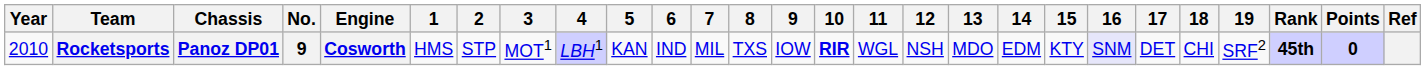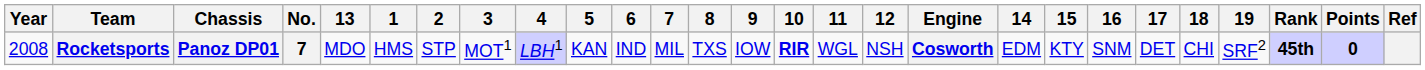columns swapped: (365, 18) <-> (973, 18)
(28, 48) 2010 -> (28, 48) 2008
(302, 48) 9 -> (302, 48) 7
(1112, 48) lavender background -> (1112, 48) no background
